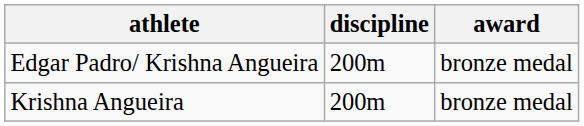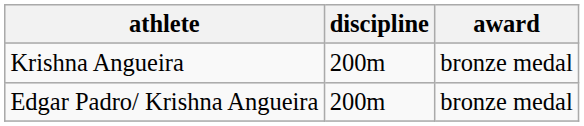rows swapped: (97, 101) <-> (164, 62)
